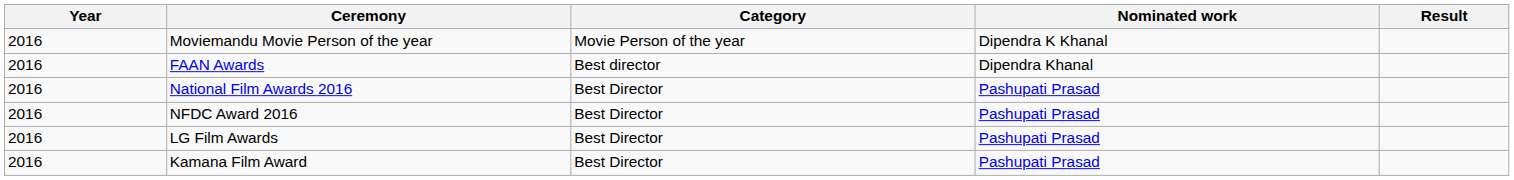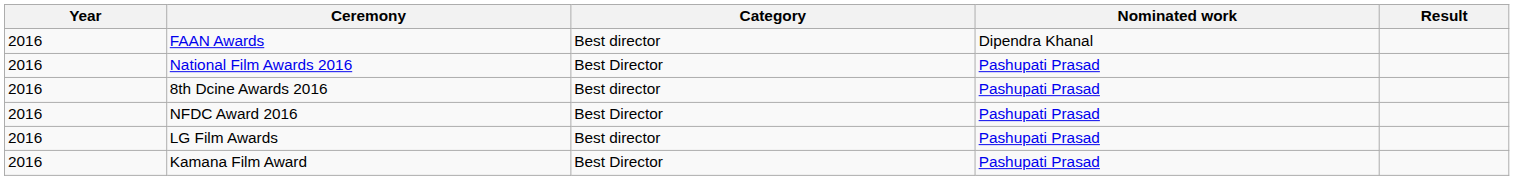- row: (301, 41)
+ row: (249, 89)
(619, 138) Best Director -> (617, 138) Best director
